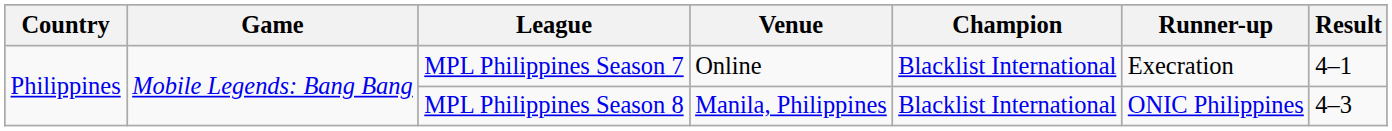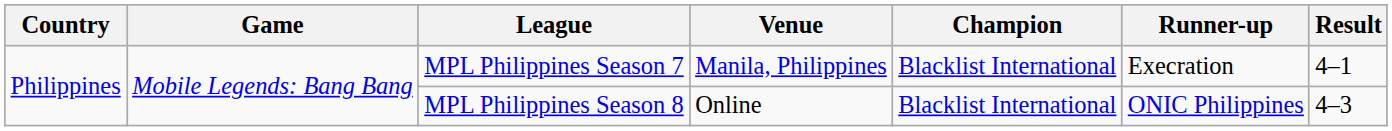(728, 65) Online -> (791, 65) Manila, Philippines
(791, 105) Manila, Philippines -> (728, 105) Online
